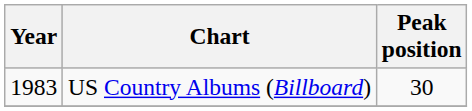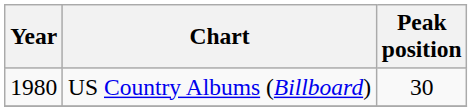(34, 86) 1983 -> (34, 86) 1980
